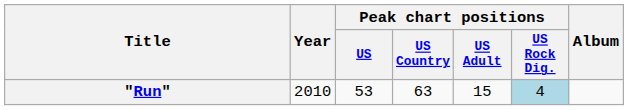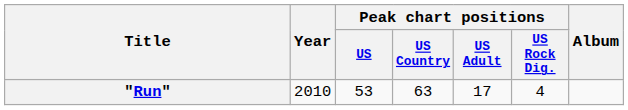(482, 92) 15 -> (482, 92) 17
(540, 92) lightblue background -> (540, 92) no background
